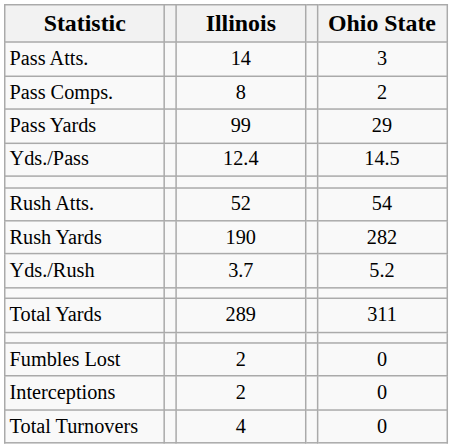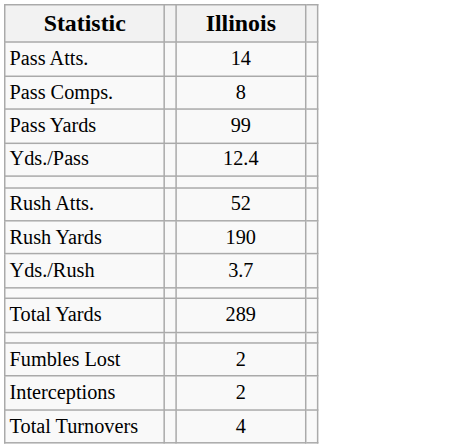- column: (382, 23)
